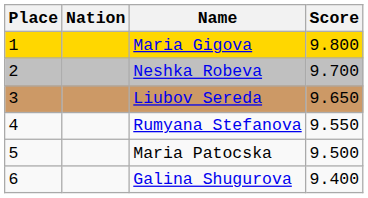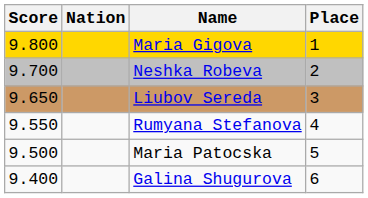columns swapped: (33, 18) <-> (334, 18)
